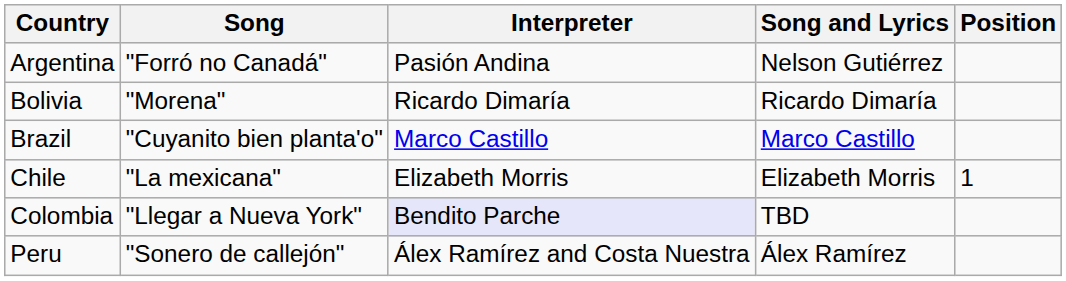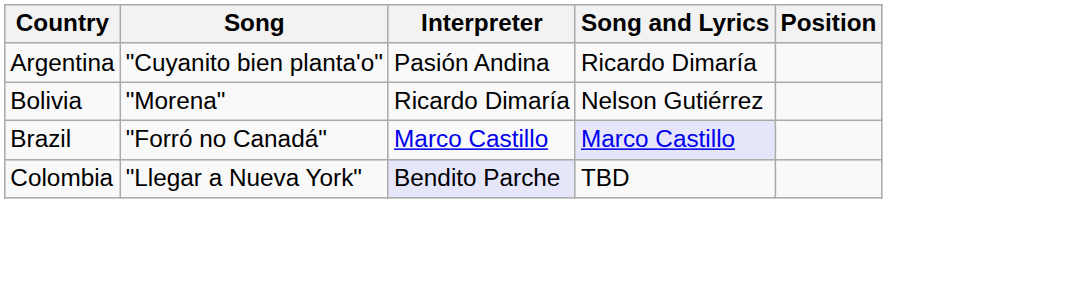(226, 62) "Forró no Canadá" -> (254, 62) "Cuyanito bien planta'o"
(852, 62) Nelson Gutiérrez -> (669, 62) Ricardo Dimaría
(849, 100) Ricardo Dimaría -> (672, 100) Nelson Gutiérrez
(254, 139) "Cuyanito bien planta'o" -> (226, 139) "Forró no Canadá"
(838, 139) no background -> (658, 139) lavender background
- row: (38, 178)
- row: (36, 255)
